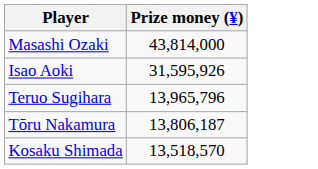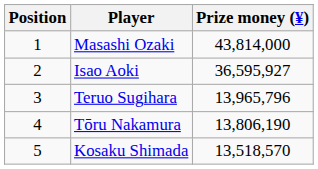+ column: (37, 17)
(187, 71) 31,595,926 -> (253, 71) 36,595,927
(187, 124) 13,806,187 -> (253, 124) 13,806,190
